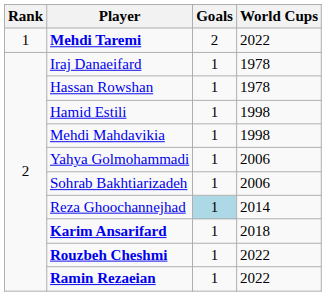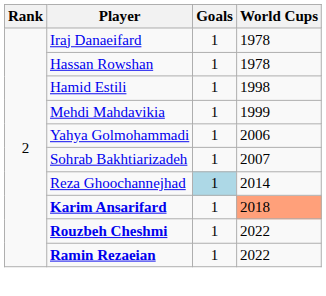- row: (96, 40)
(255, 135) 1998 -> (255, 111) 1999
(255, 183) 2006 -> (255, 159) 2007
(255, 231) no background -> (255, 207) lightsalmon background
